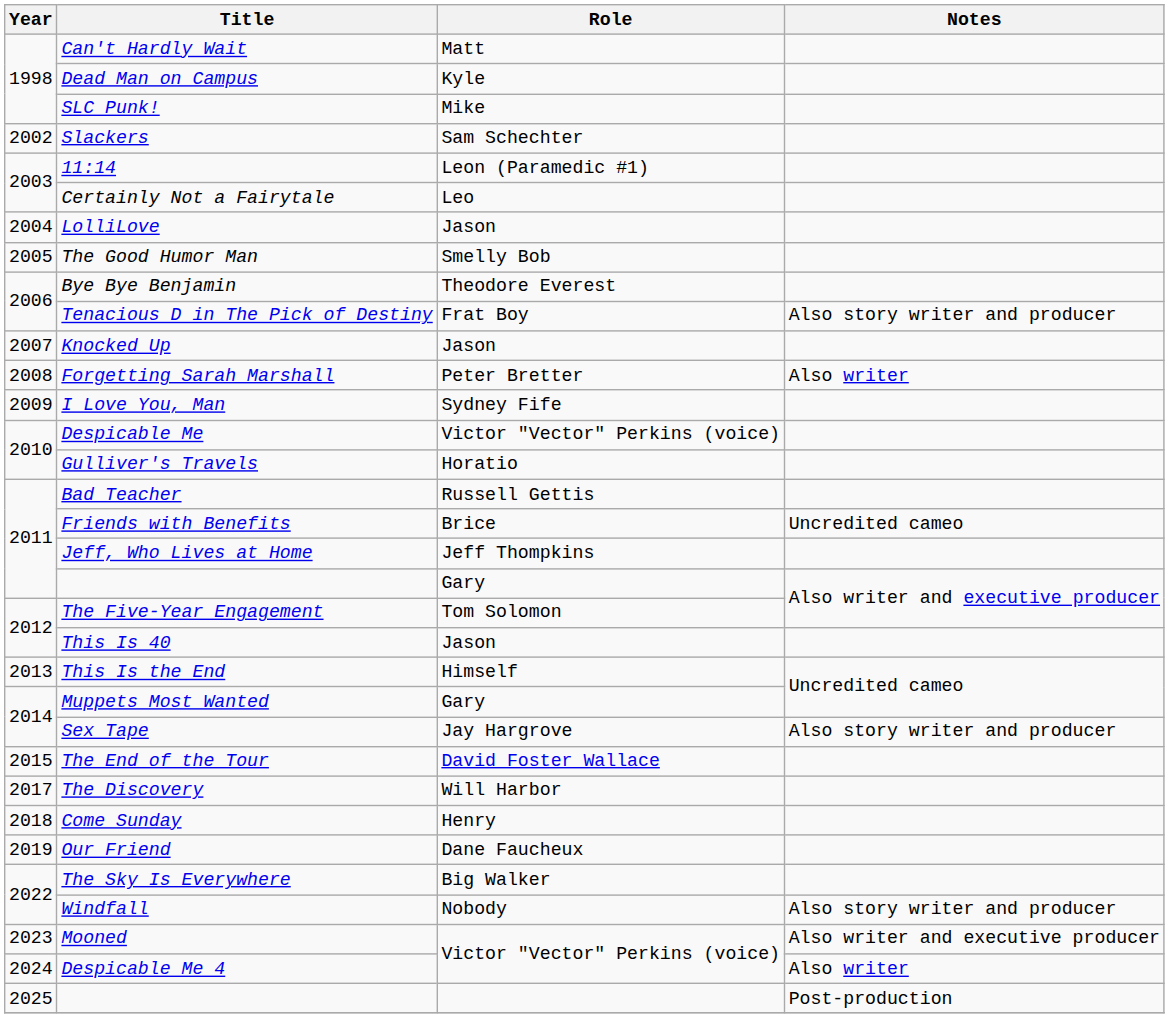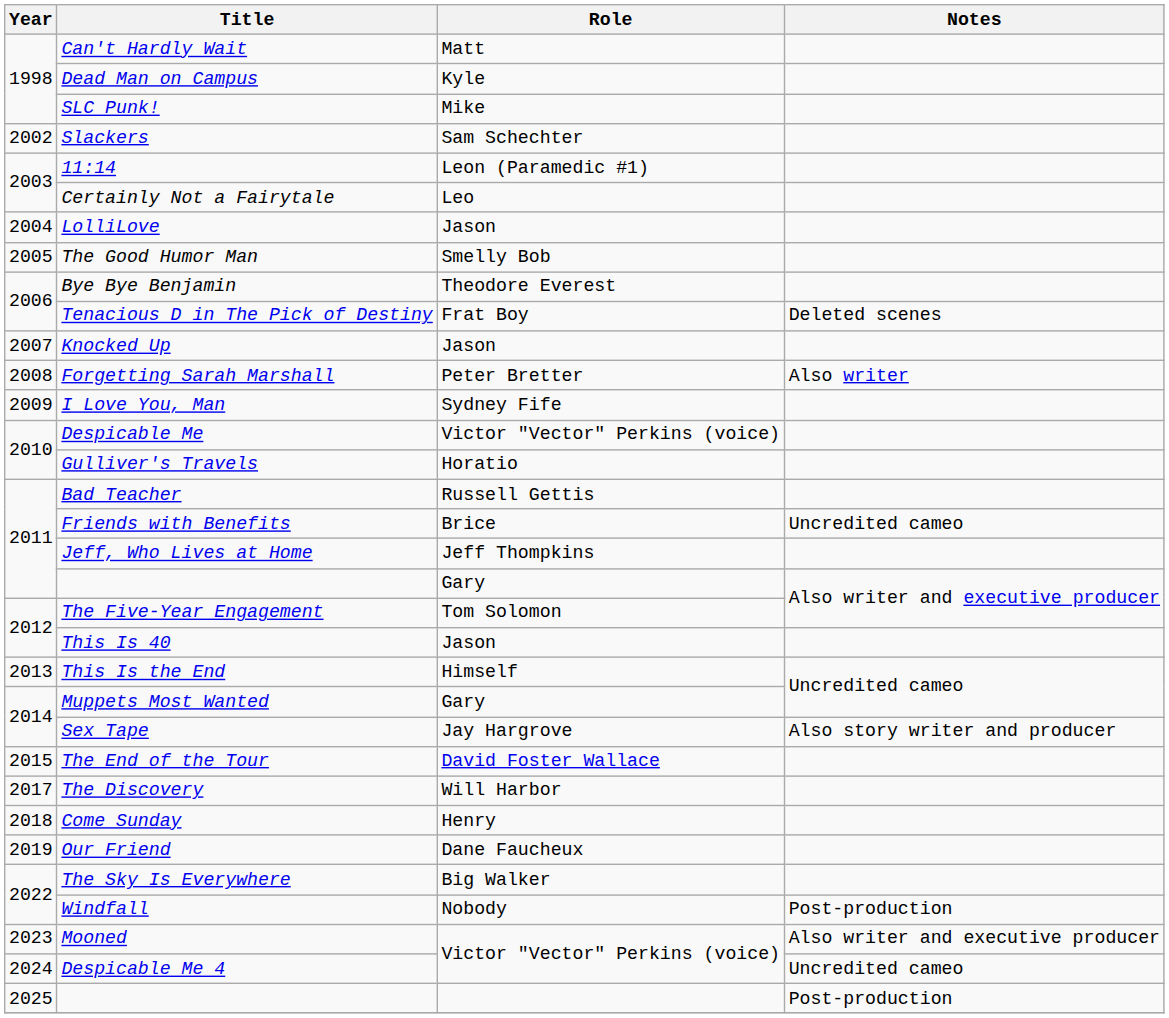(952, 316) Also story writer and producer -> (865, 316) Deleted scenes
(952, 909) Also story writer and producer -> (871, 909) Post-production
(849, 969) Also writer -> (876, 969) Uncredited cameo
